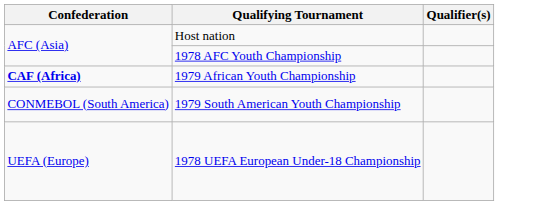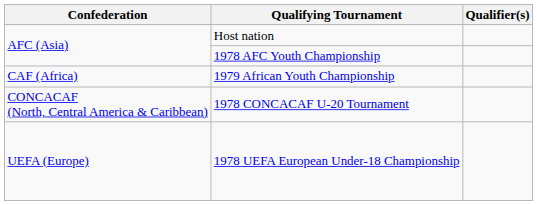(44, 76) bold -> (42, 76) normal
+ row: (311, 104)
- row: (288, 104)
